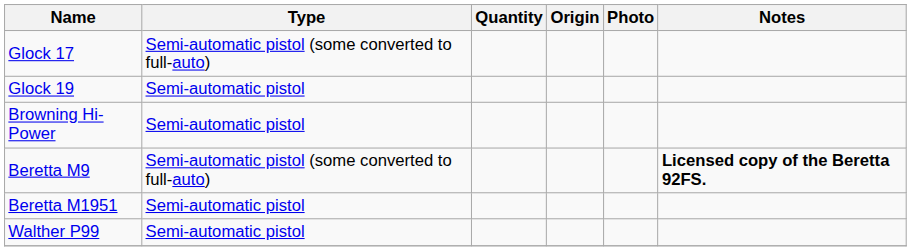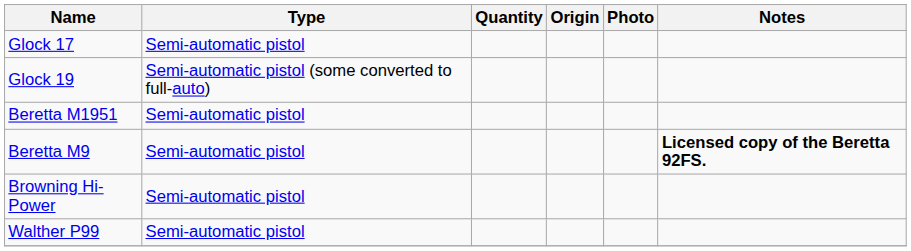(299, 53) Semi-automatic pistol (some converted to full-auto) -> (225, 44) Semi-automatic pistol
(225, 89) Semi-automatic pistol -> (299, 79) Semi-automatic pistol (some converted to full-auto)
rows swapped: (56, 124) <-> (63, 205)
(299, 170) Semi-automatic pistol (some converted to full-auto) -> (225, 151) Semi-automatic pistol
